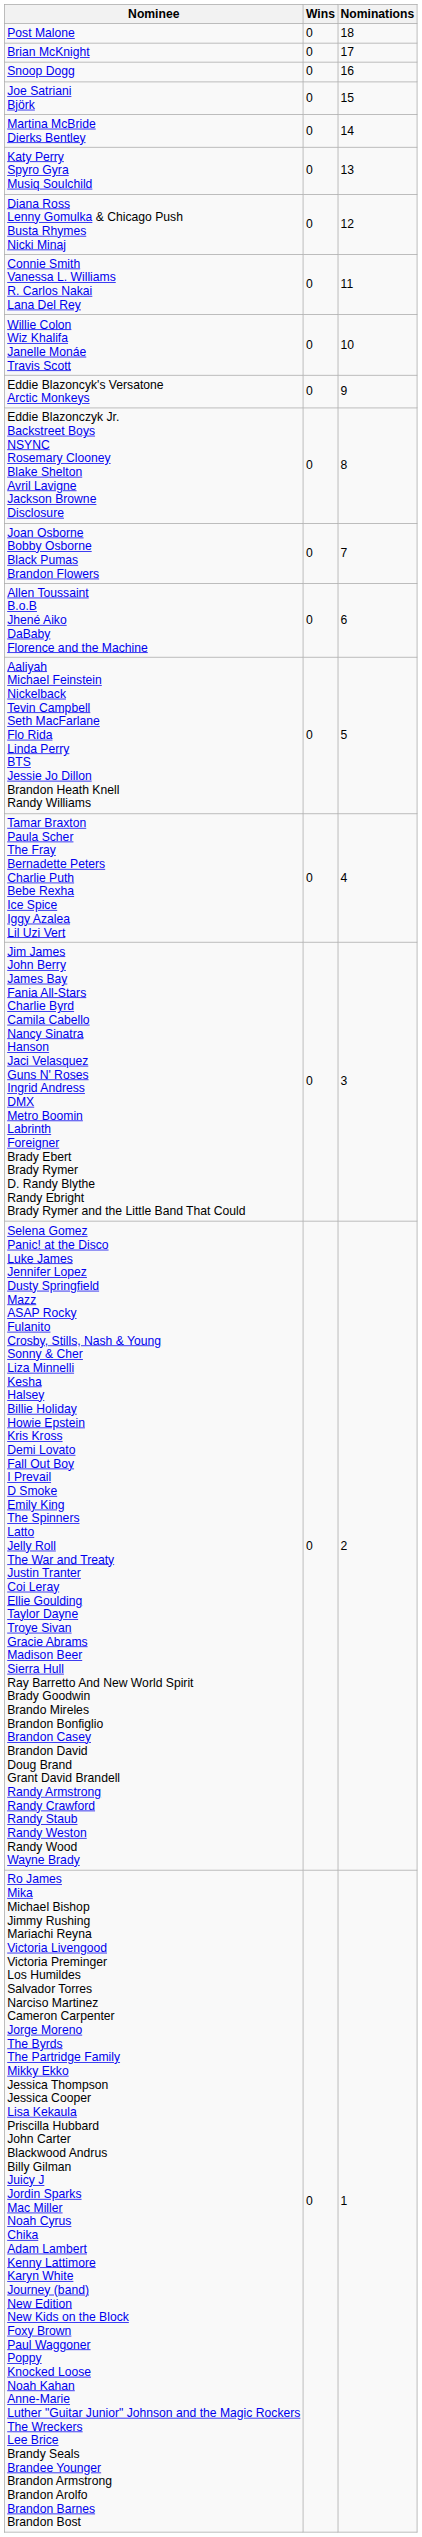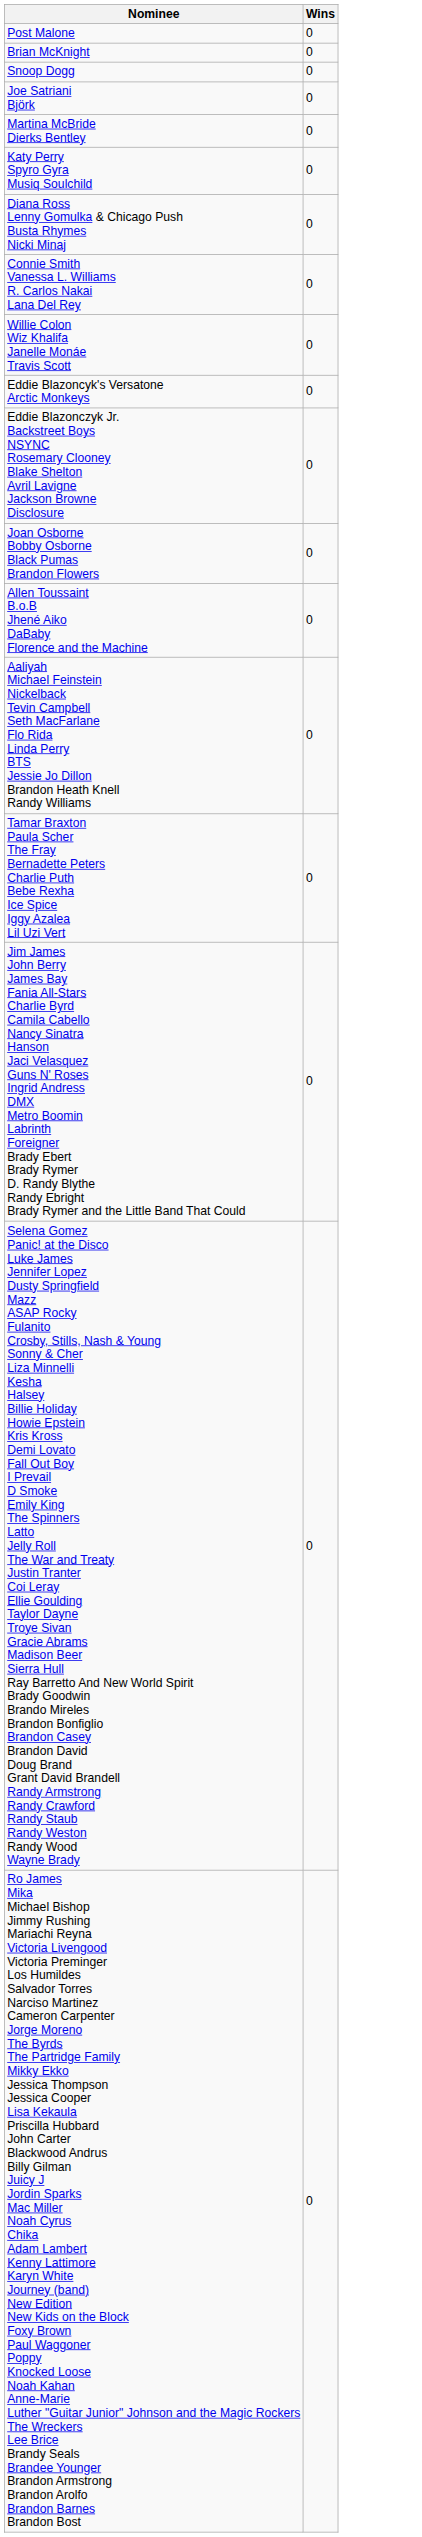- column: (377, 14)
